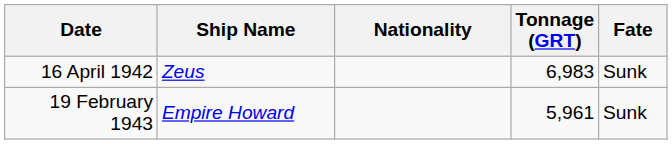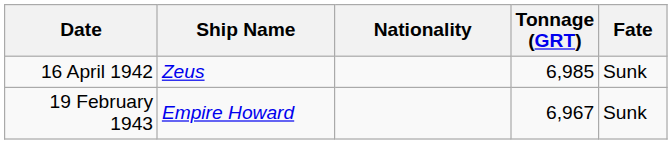(570, 71) 6,983 -> (570, 71) 6,985
(570, 113) 5,961 -> (570, 113) 6,967
